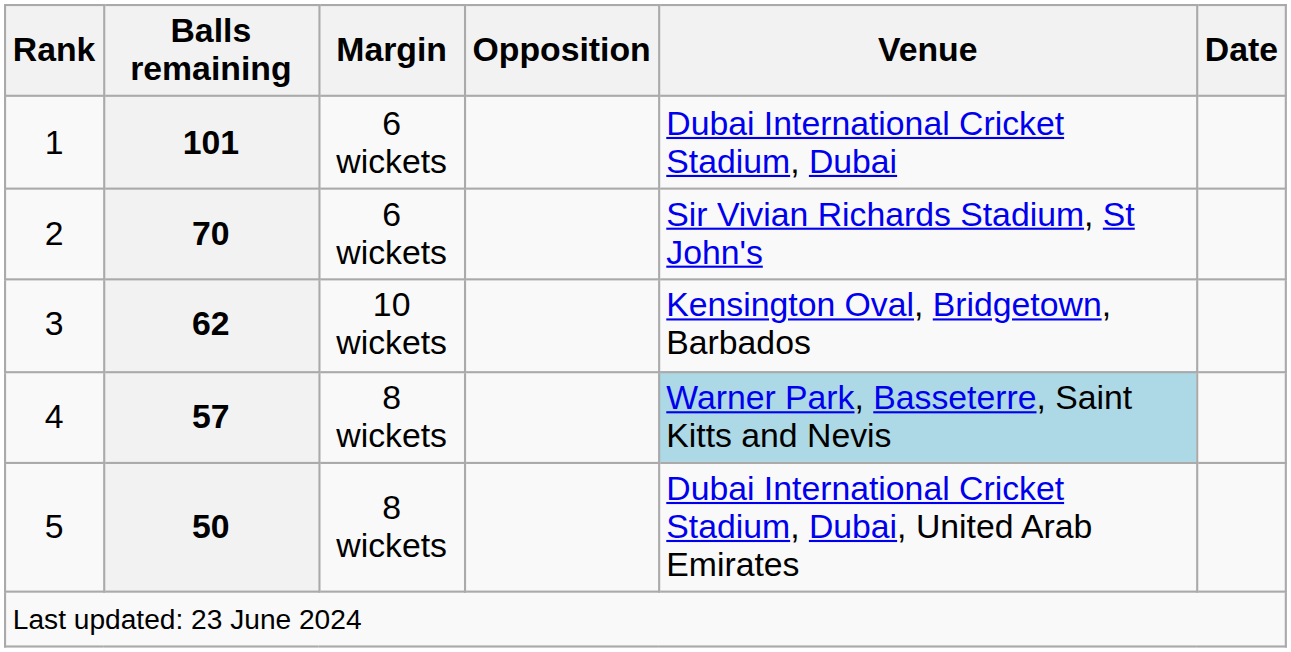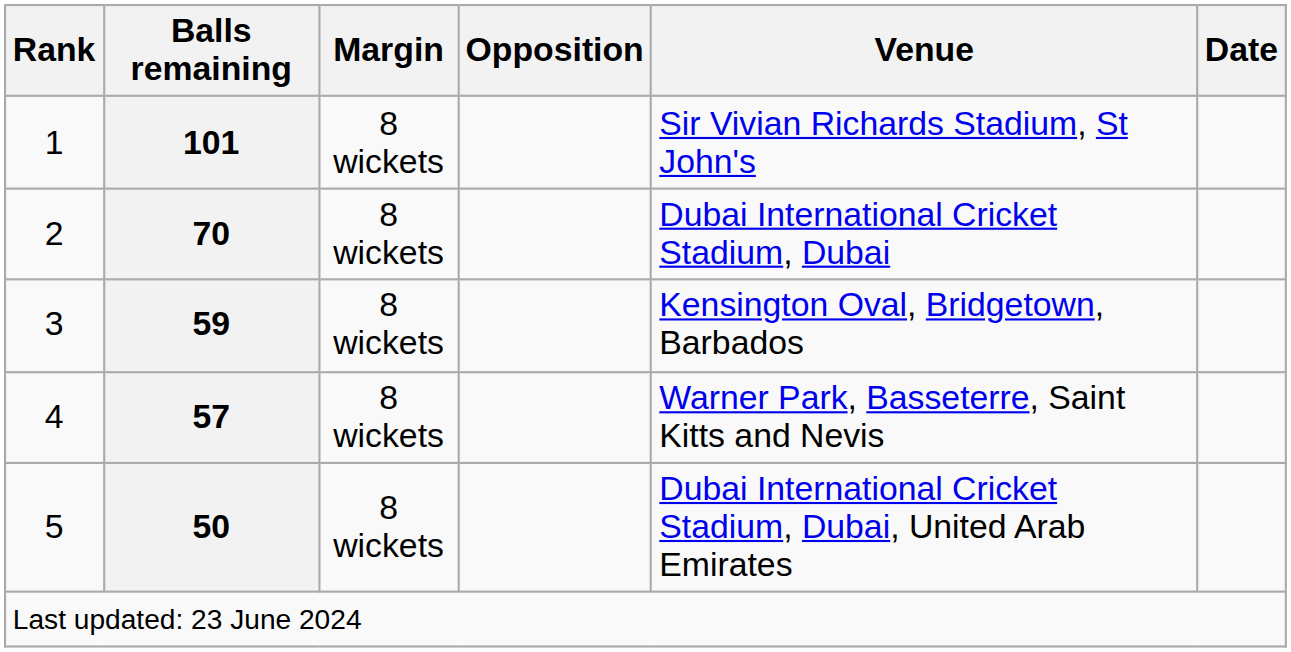(392, 141) 6 wickets -> (389, 141) 8 wickets
(865, 141) Dubai International Cricket Stadium, Dubai -> (894, 141) Sir Vivian Richards Stadium, St John's
(392, 233) 6 wickets -> (389, 233) 8 wickets
(901, 233) Sir Vivian Richards Stadium, St John's -> (858, 233) Dubai International Cricket Stadium, Dubai
(211, 324) 62 -> (211, 324) 59
(392, 324) 10 wickets -> (389, 324) 8 wickets
(899, 416) lightblue background -> (892, 416) no background
